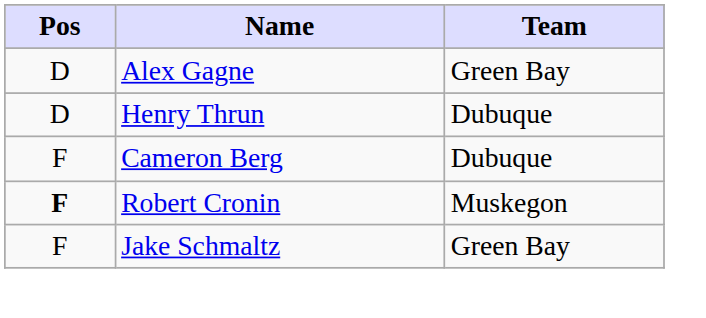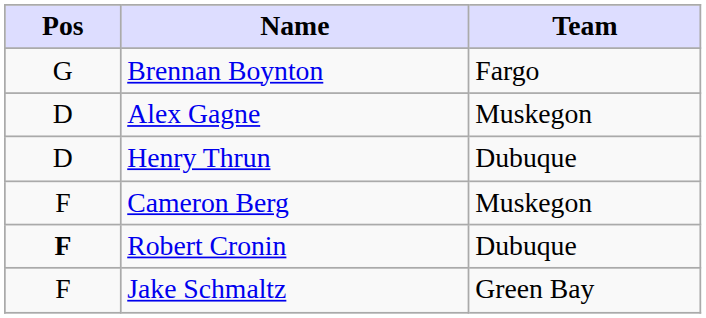+ row: (225, 70)
(510, 70) Green Bay -> (534, 114) Muskegon
(502, 158) Dubuque -> (534, 202) Muskegon
(509, 202) Muskegon -> (526, 245) Dubuque
